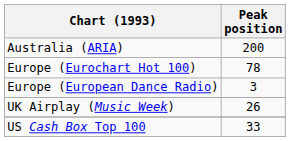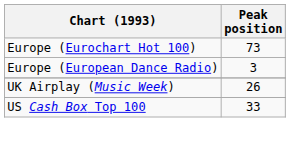- row: (66, 48)
(253, 68) 78 -> (253, 48) 73
